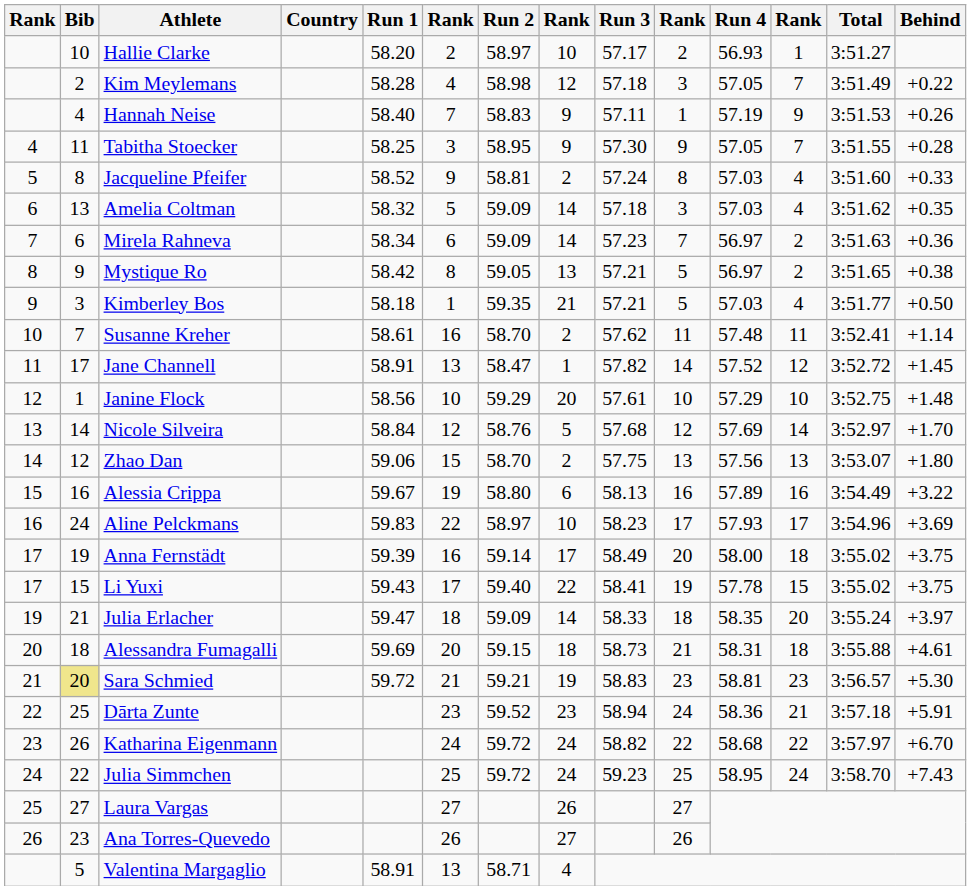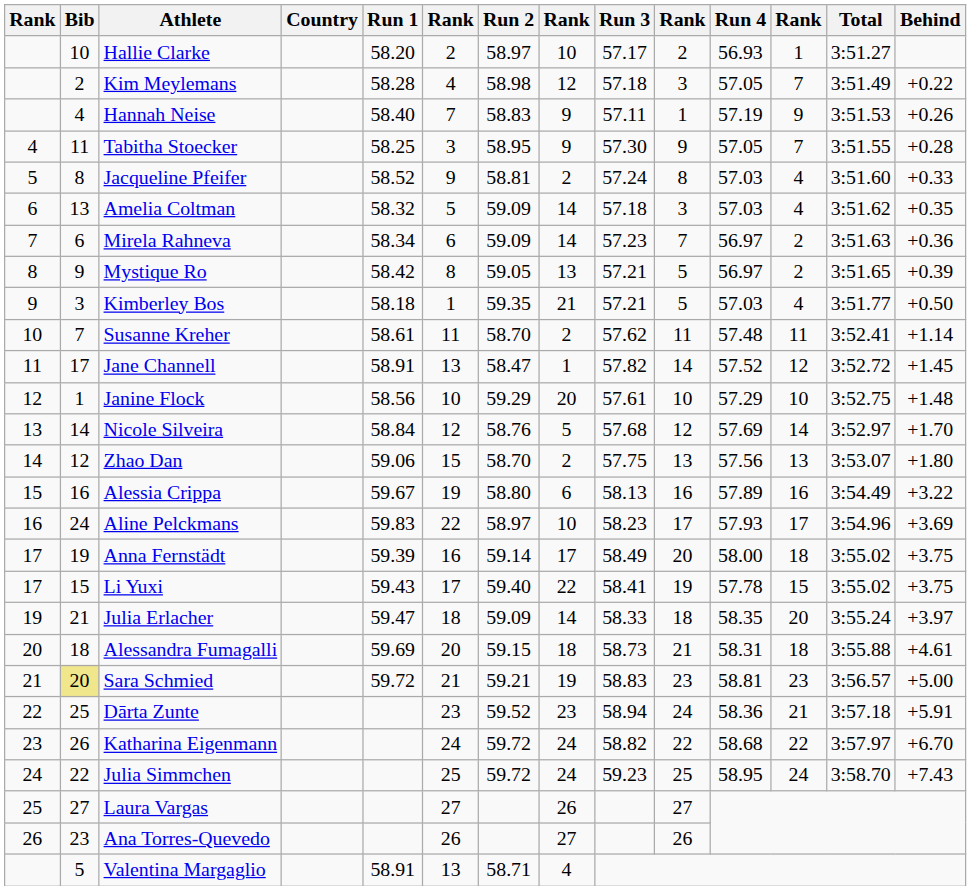(930, 271) +0.38 -> (930, 271) +0.39
(451, 334) 16 -> (451, 334) 11
(930, 680) +5.30 -> (930, 680) +5.00
